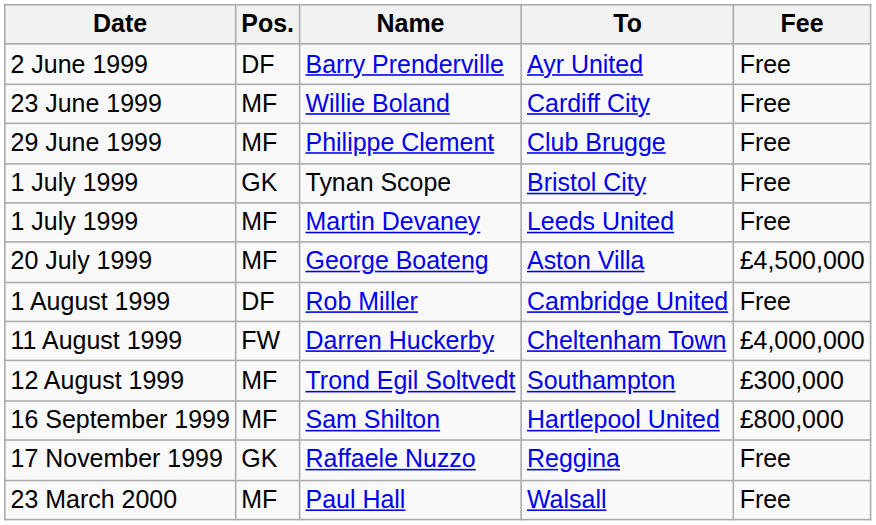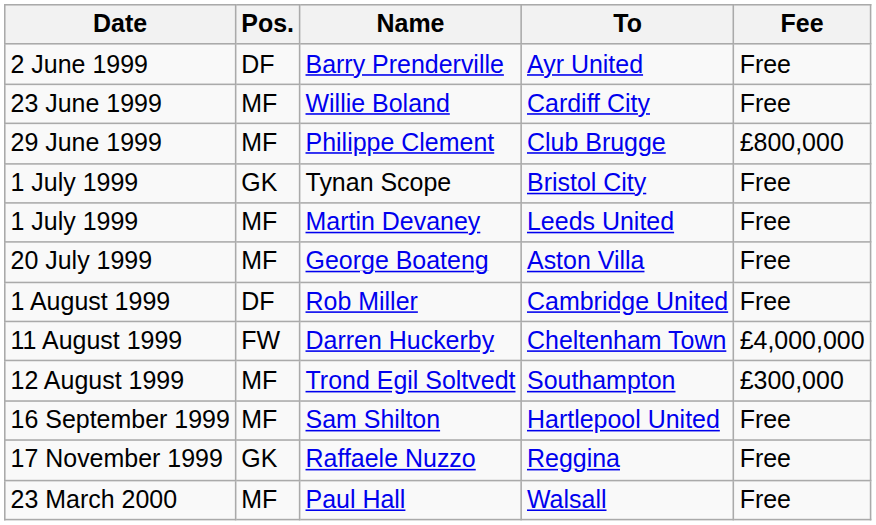(765, 143) Free -> (792, 143) £800,000
(802, 261) £4,500,000 -> (765, 261) Free
(792, 420) £800,000 -> (765, 420) Free
